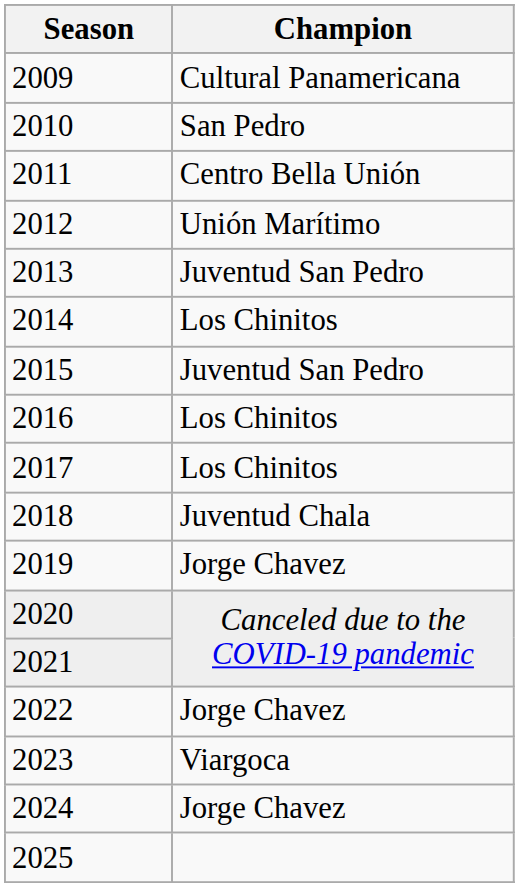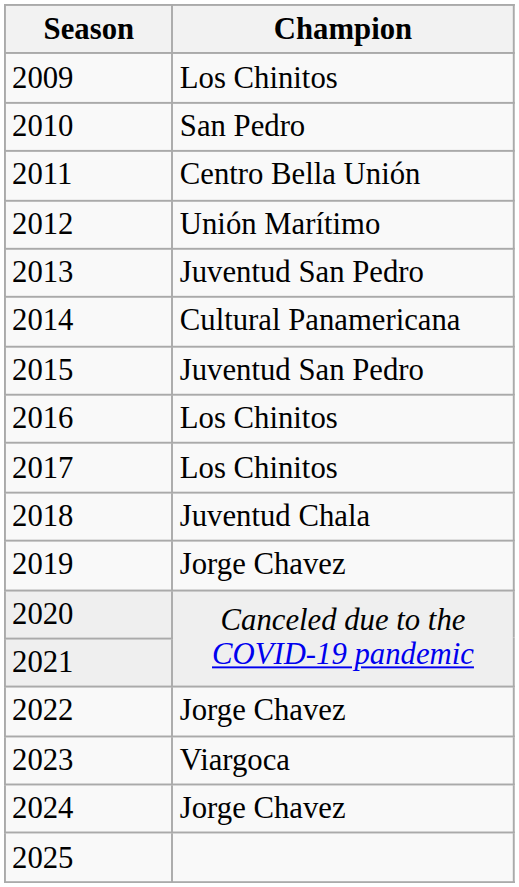(320, 77) Cultural Panamericana -> (259, 77) Los Chinitos
(259, 321) Los Chinitos -> (320, 321) Cultural Panamericana
